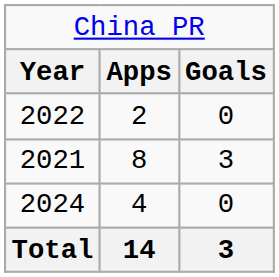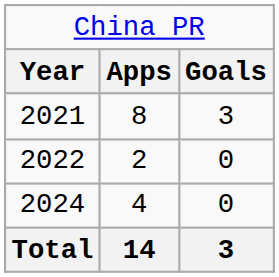rows swapped: (52, 161) <-> (52, 116)
